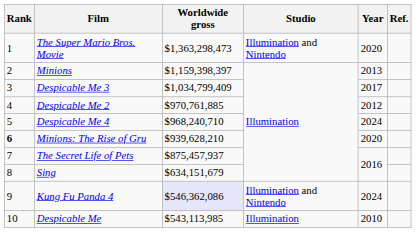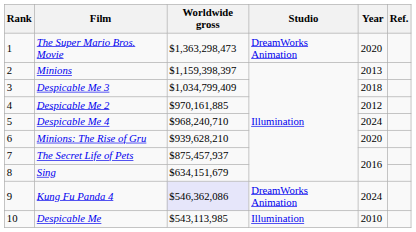(281, 48) Illumination and Nintendo -> (280, 48) DreamWorks Animation
(371, 88) 2017 -> (371, 88) 2018
(194, 105) $970,761,885 -> (199, 105) $970,161,885
(9, 139) bold -> (9, 139) normal
(281, 196) Illumination and Nintendo -> (280, 196) DreamWorks Animation
